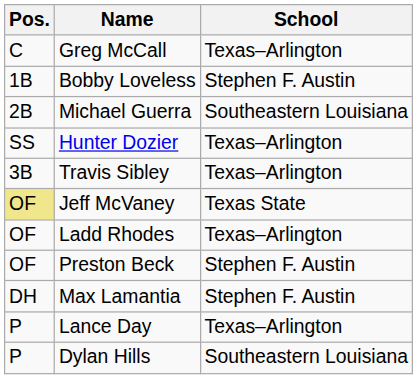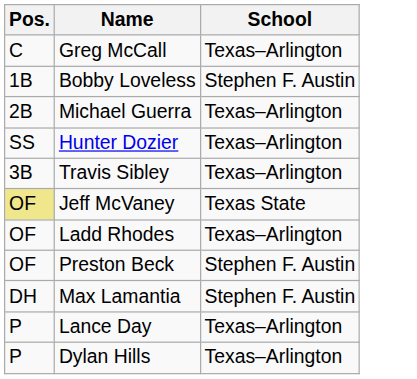(306, 111) Southeastern Louisiana -> (273, 111) Texas–Arlington
(306, 357) Southeastern Louisiana -> (273, 357) Texas–Arlington
